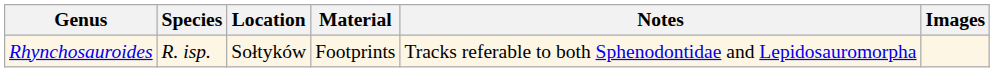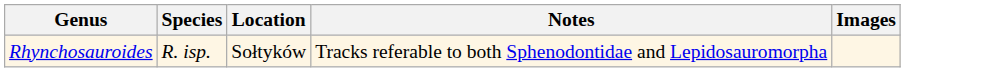- column: (355, 19)
